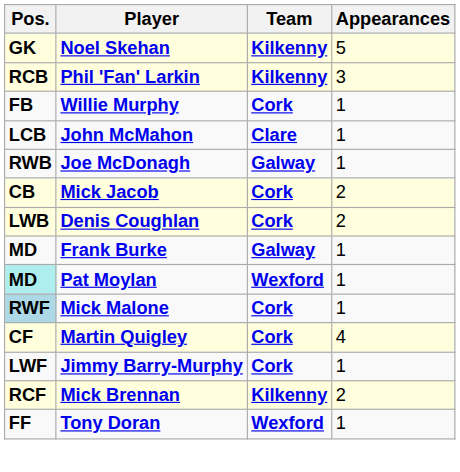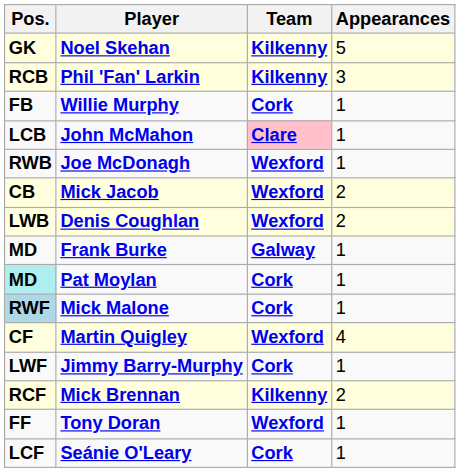(274, 134) no background -> (274, 134) pink background
(283, 163) Galway -> (288, 163) Wexford
(272, 192) Cork -> (288, 192) Wexford
(272, 221) Cork -> (288, 221) Wexford
(288, 279) Wexford -> (272, 279) Cork
(272, 337) Cork -> (288, 337) Wexford
+ row: (126, 452)
